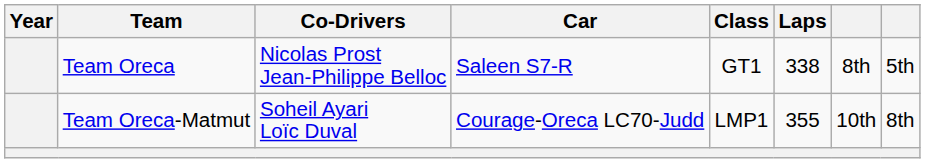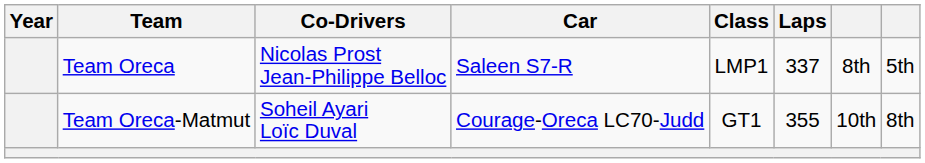(741, 65) GT1 -> (741, 65) LMP1
(803, 65) 338 -> (803, 65) 337
(741, 121) LMP1 -> (741, 121) GT1
